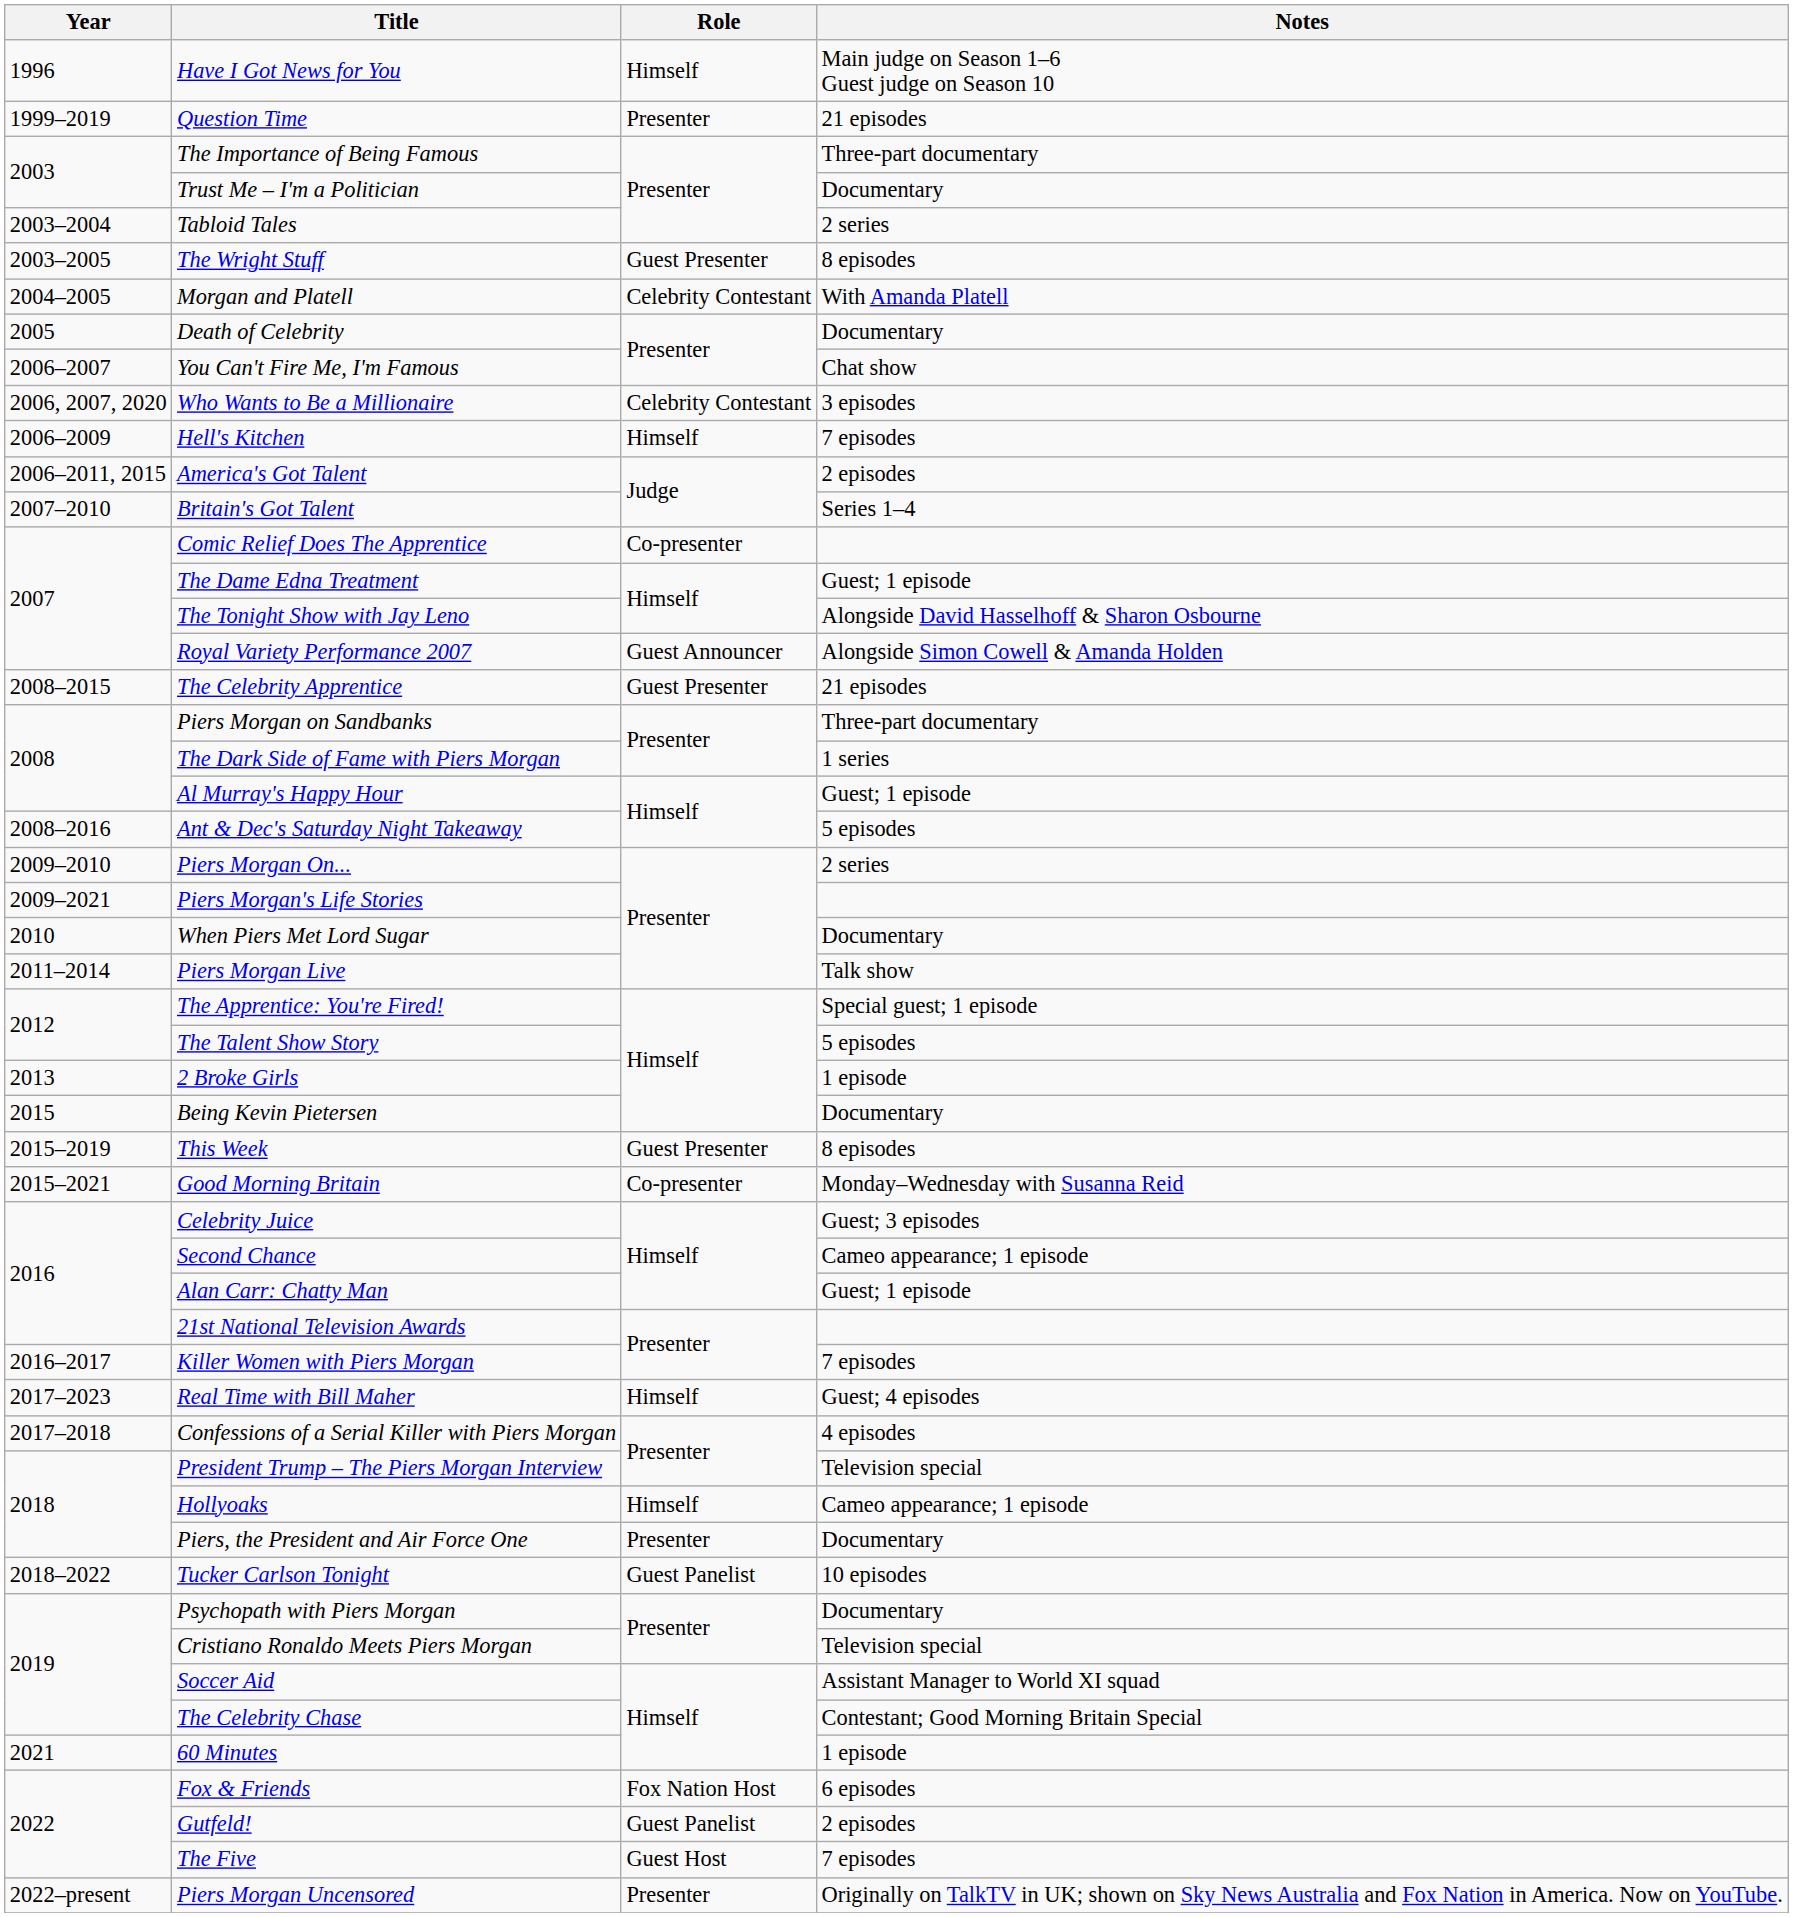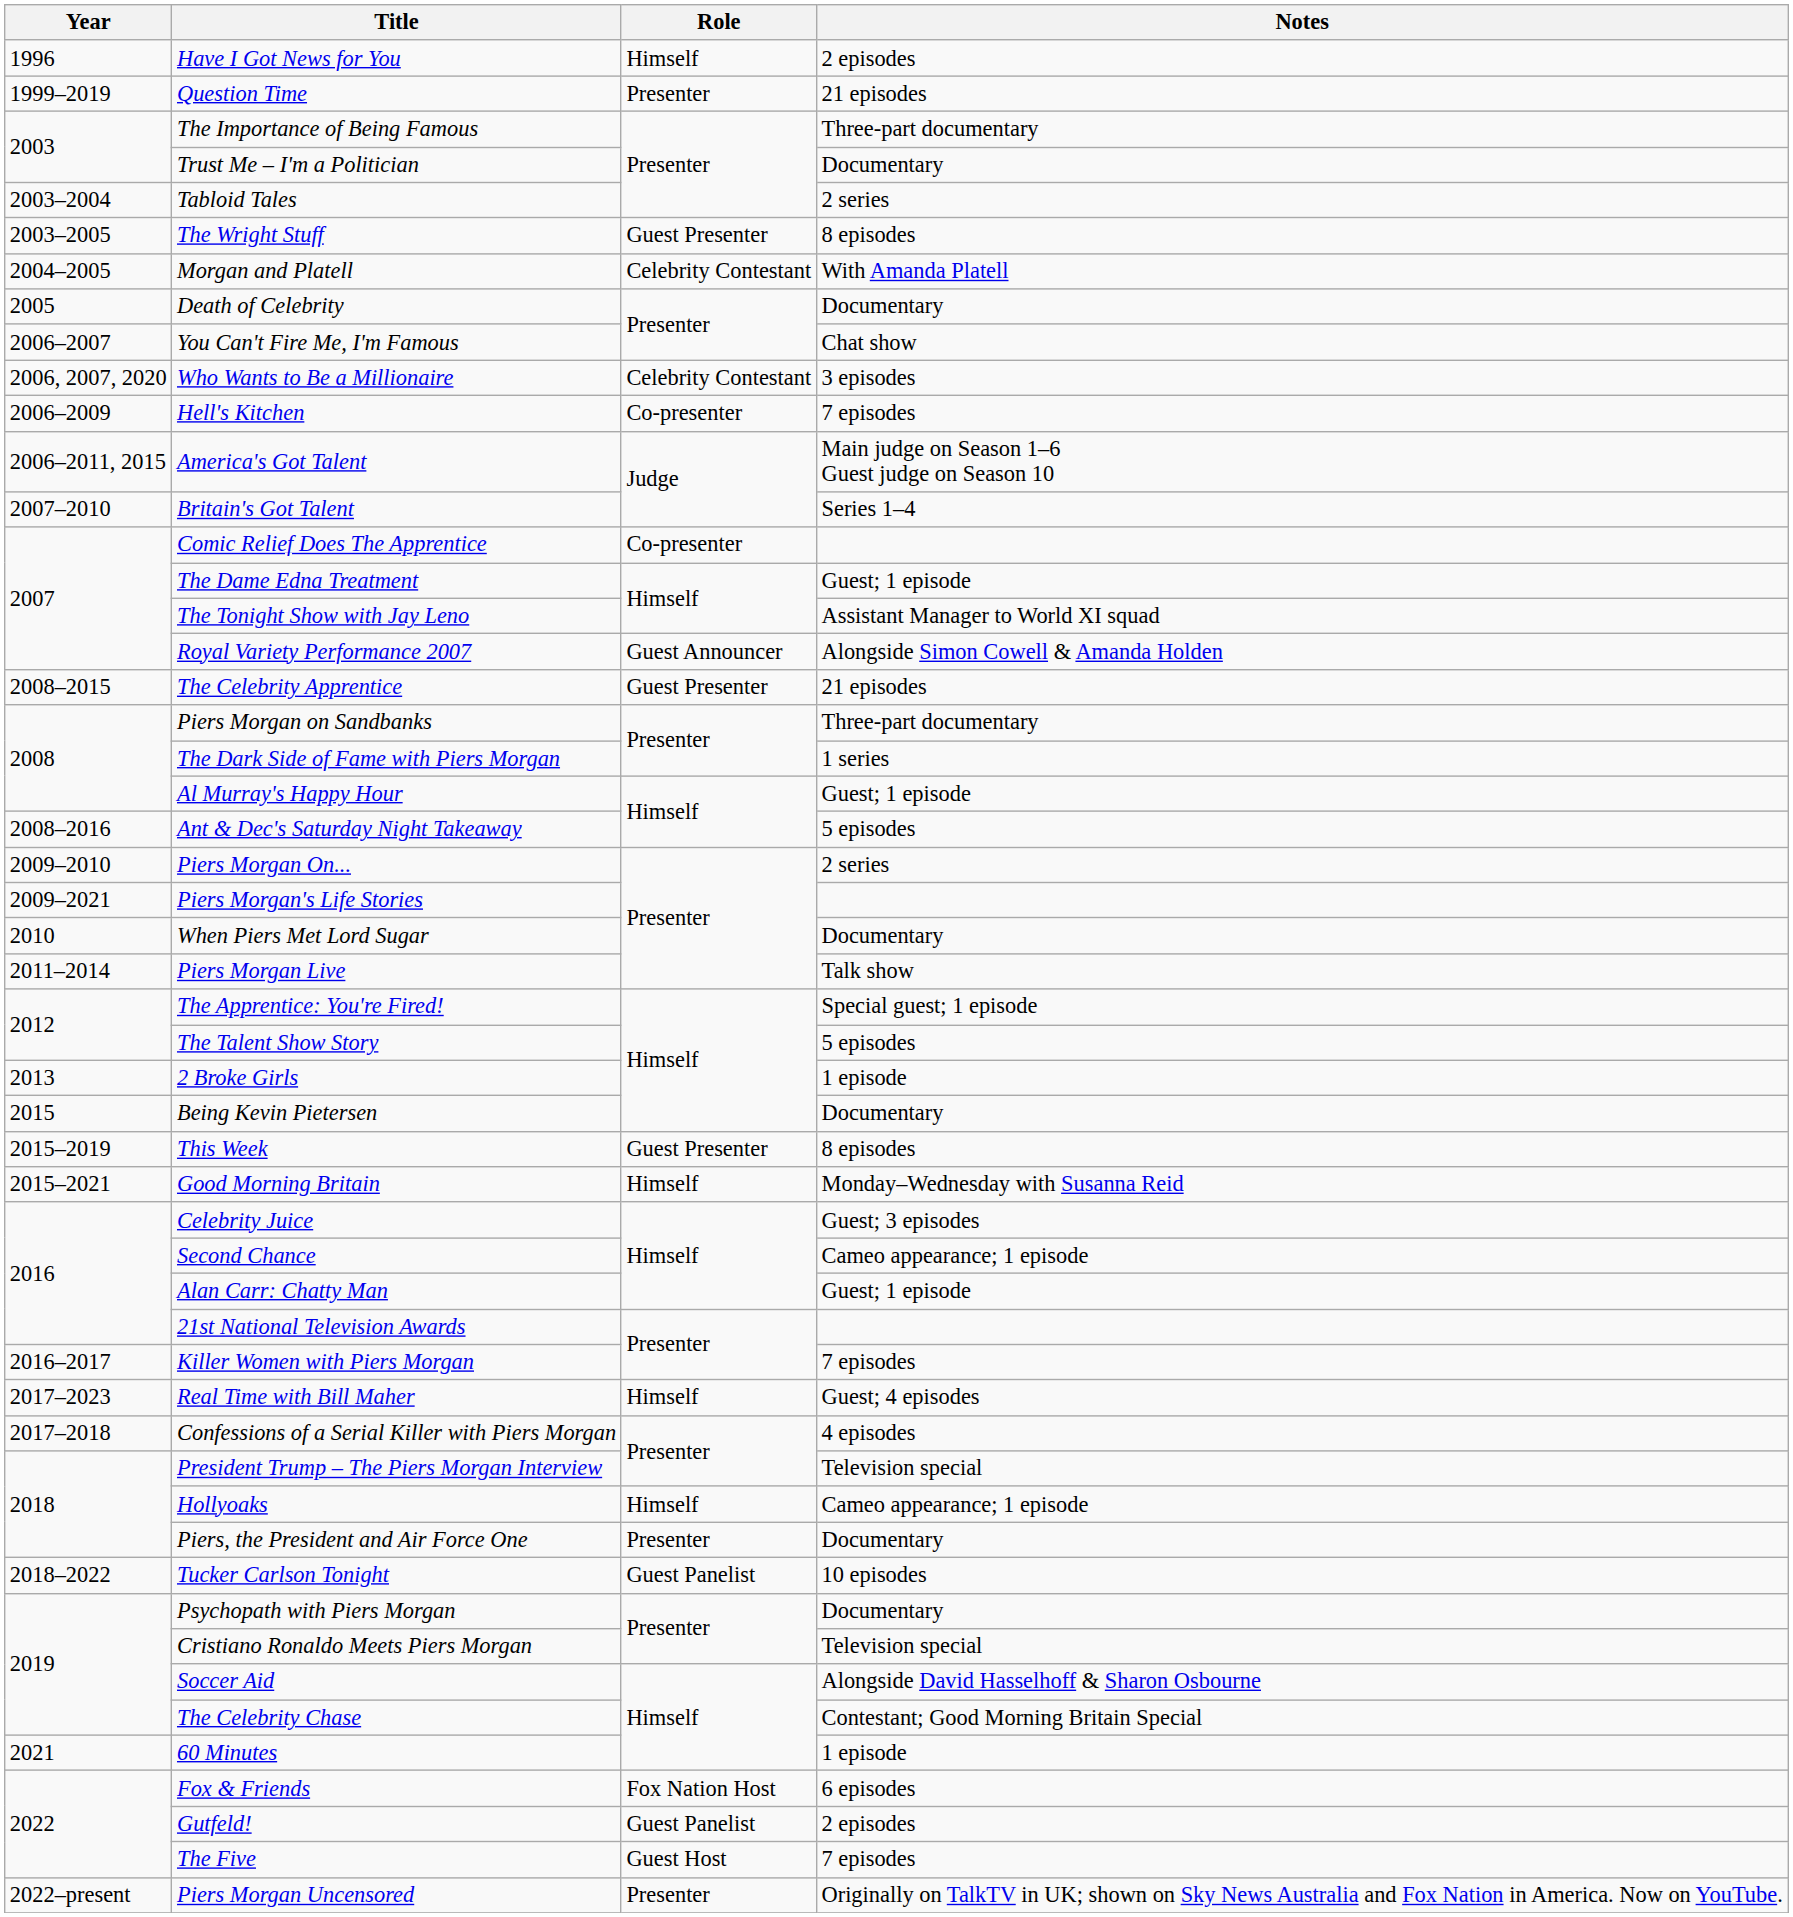(941, 70) Main judge on Season 1–6 Guest judge on Season 10 -> (868, 57) 2 episodes
(662, 438) Himself -> (684, 413) Co-presenter
(868, 473) 2 episodes -> (941, 461) Main judge on Season 1–6 Guest judge on Season 10
(1041, 615) Alongside David Hasselhoff & Sharon Osbourne -> (991, 615) Assistant Manager to World XI squad
(684, 1184) Co-presenter -> (662, 1184) Himself
(991, 1681) Assistant Manager to World XI squad -> (1041, 1681) Alongside David Hasselhoff & Sharon Osbourne
